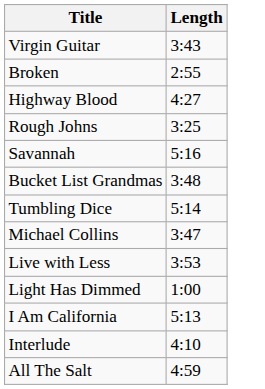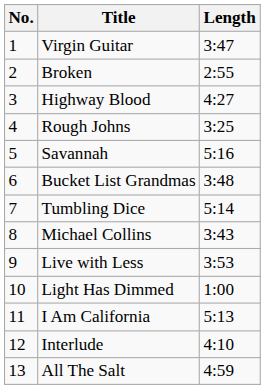+ column: (21, 18)
(186, 45) 3:43 -> (219, 45) 3:47
(186, 235) 3:47 -> (219, 235) 3:43
